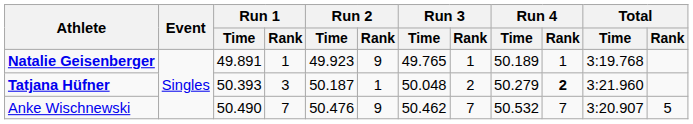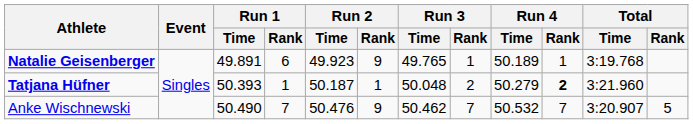(285, 62) 1 -> (285, 62) 6
(285, 85) 3 -> (285, 85) 1
